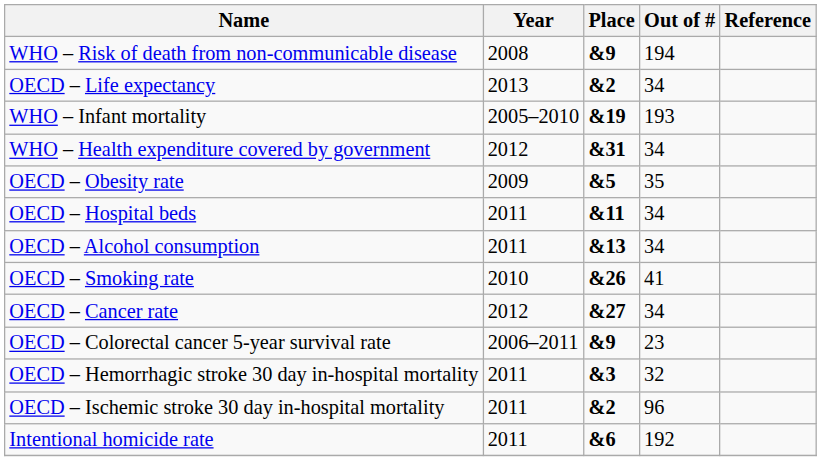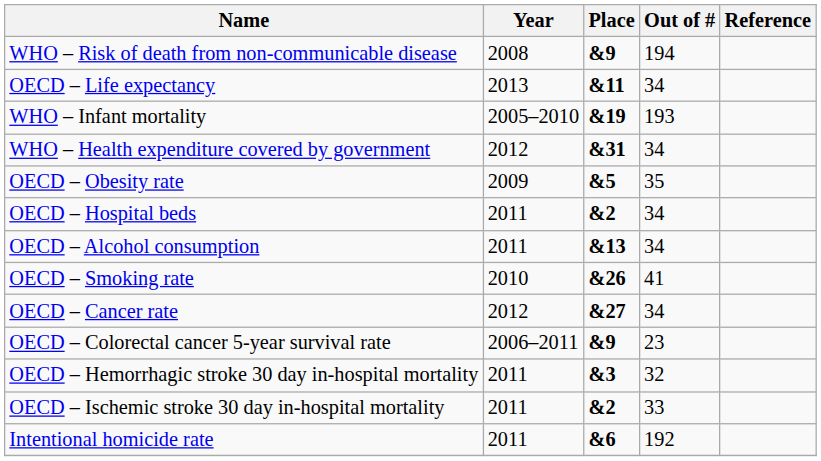(602, 85) &2 -> (607, 85) &11
(607, 213) &11 -> (602, 213) &2
(654, 407) 96 -> (654, 407) 33
